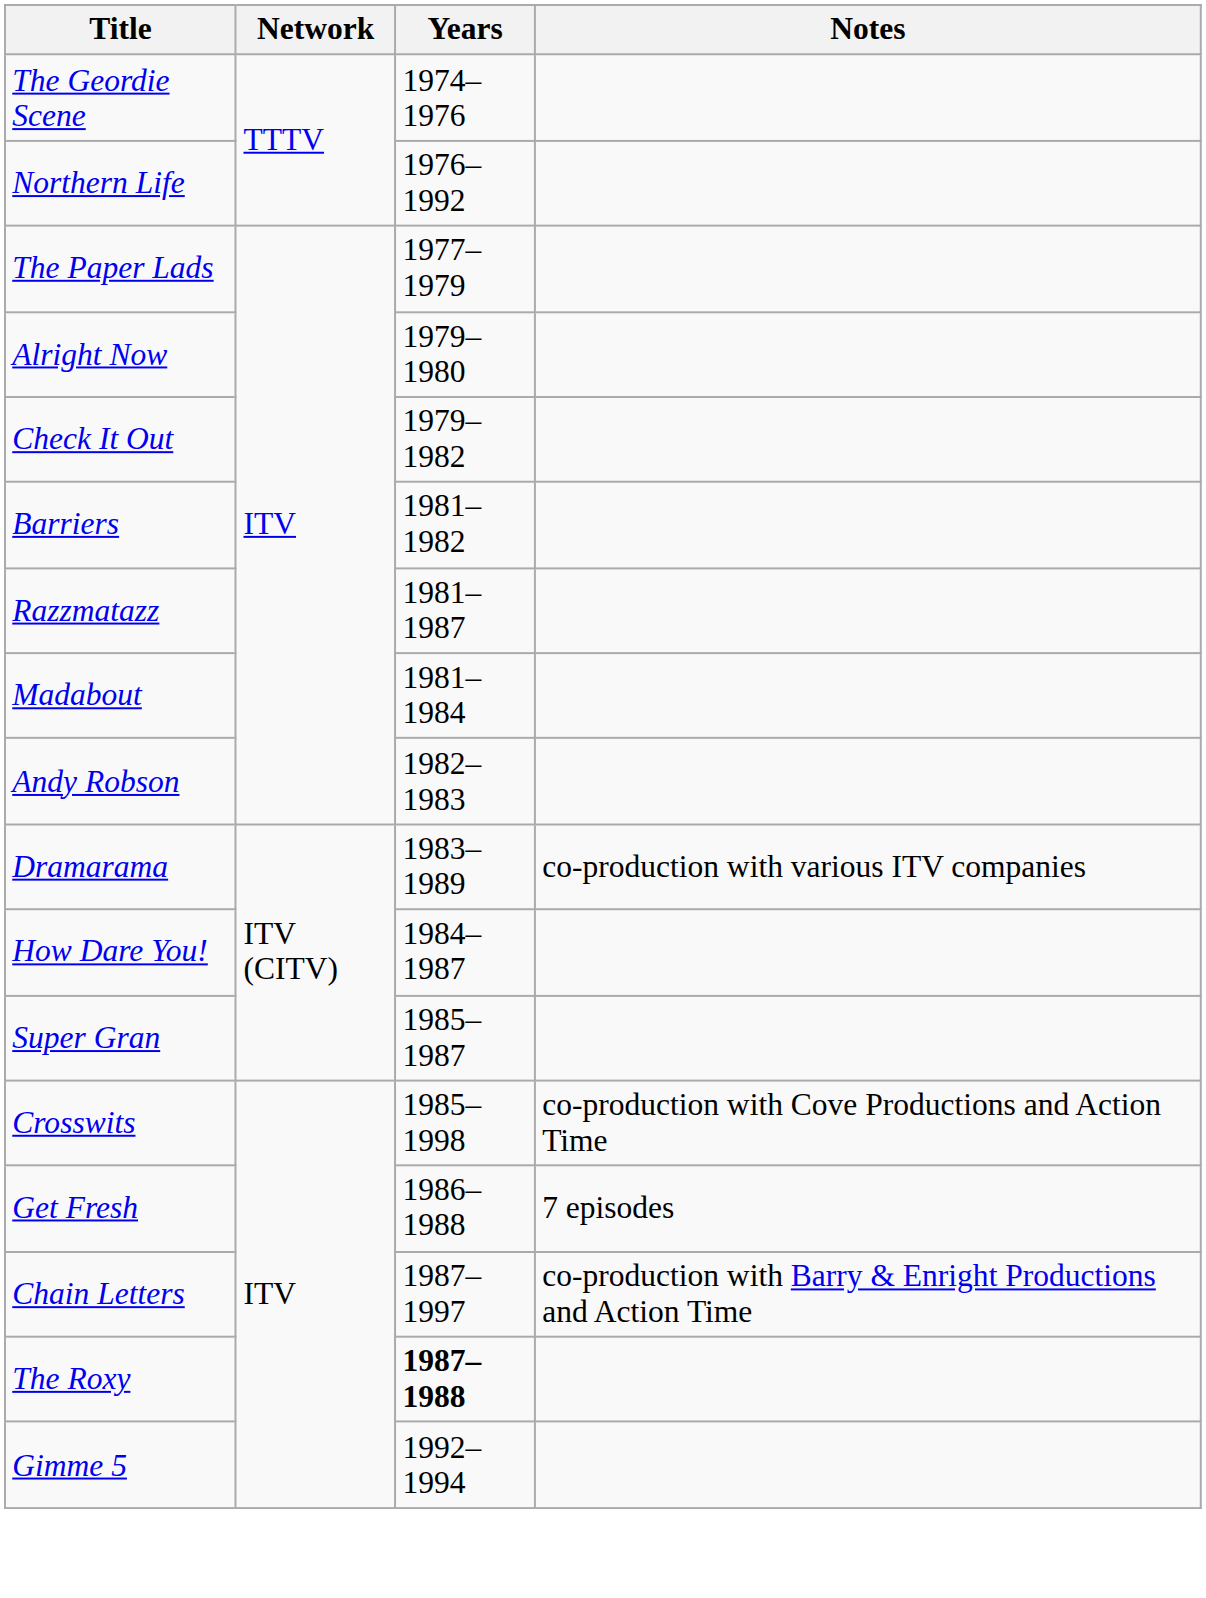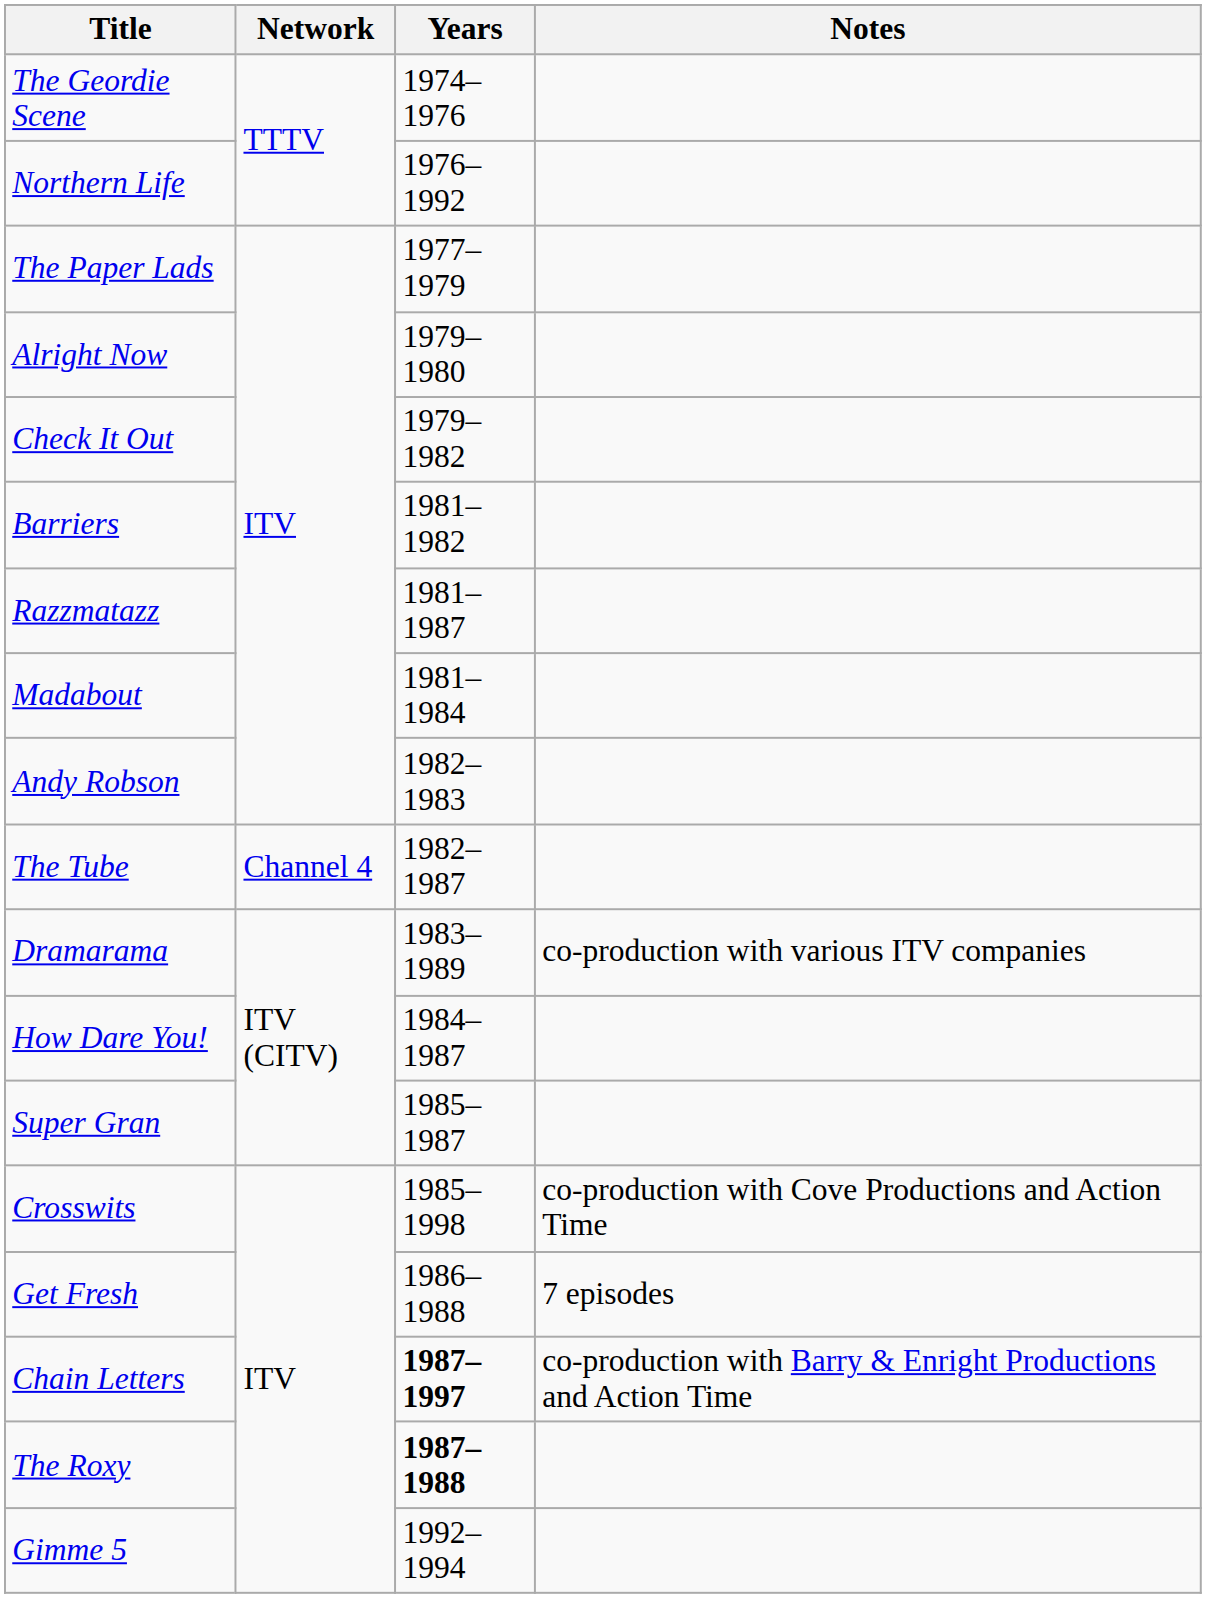+ row: (70, 866)
(442, 1293) normal -> (442, 1378) bold
